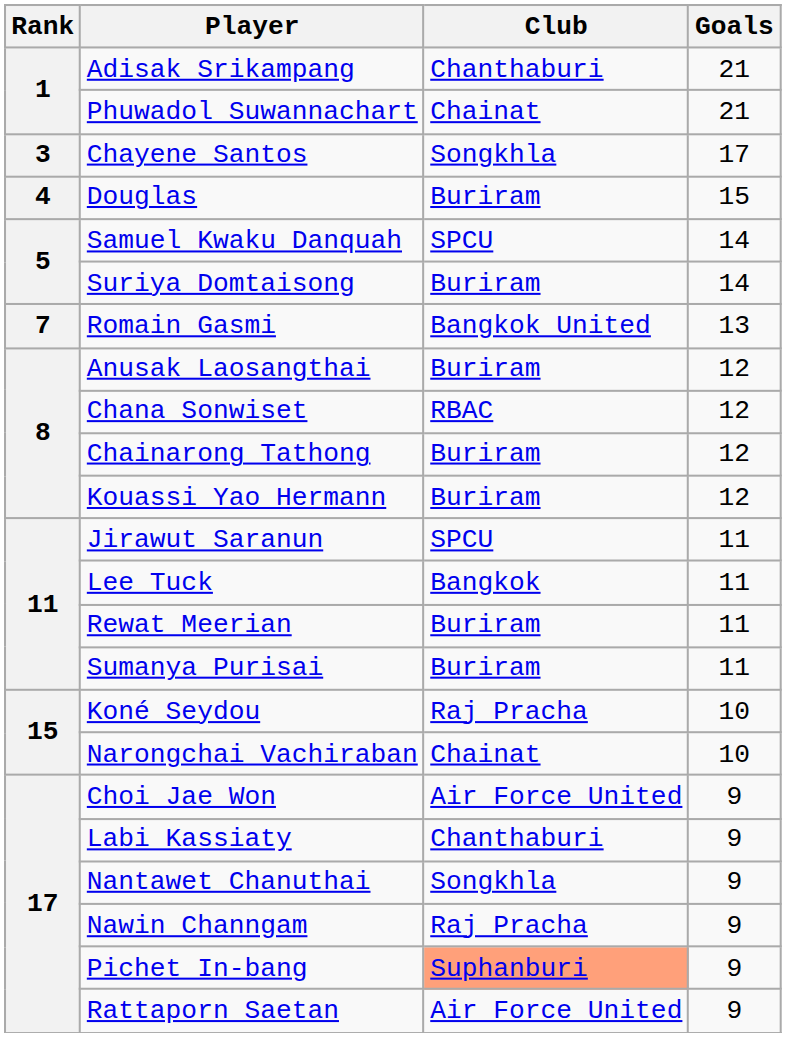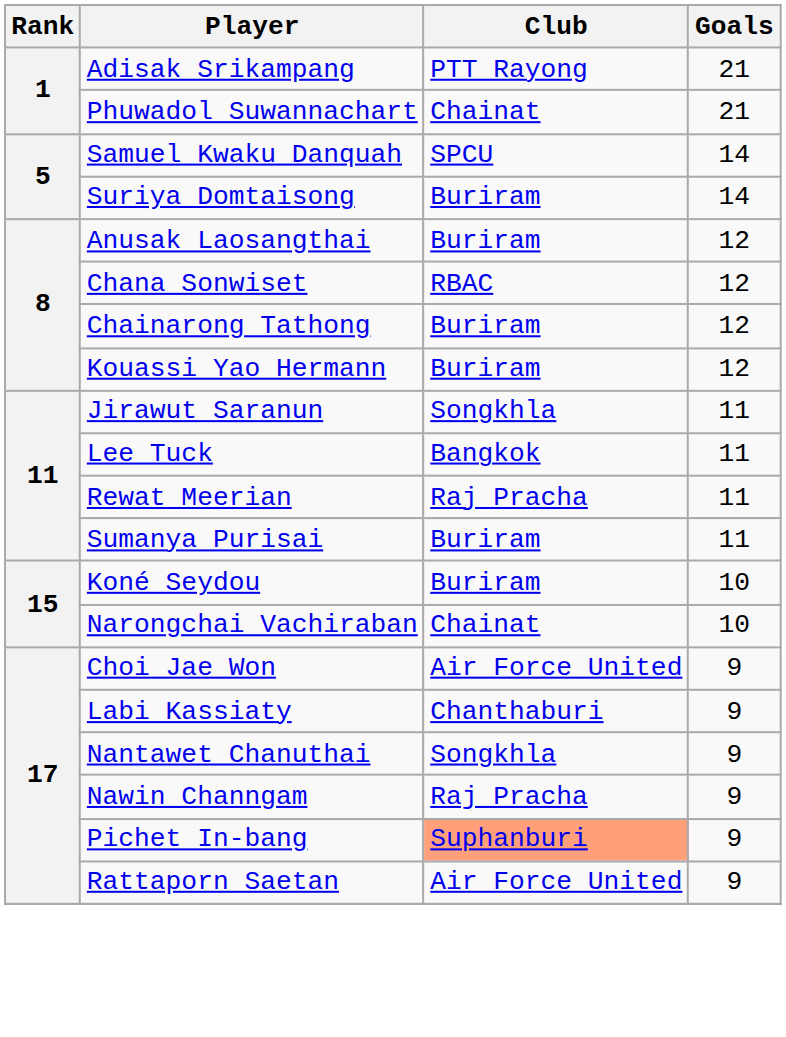(517, 69) Chanthaburi -> (509, 69) PTT Rayong
- row: (197, 155)
- row: (142, 198)
- row: (181, 326)
(462, 540) SPCU -> (493, 412) Songkhla
(485, 626) Buriram -> (509, 497) Raj Pracha
(509, 711) Raj Pracha -> (485, 583) Buriram
